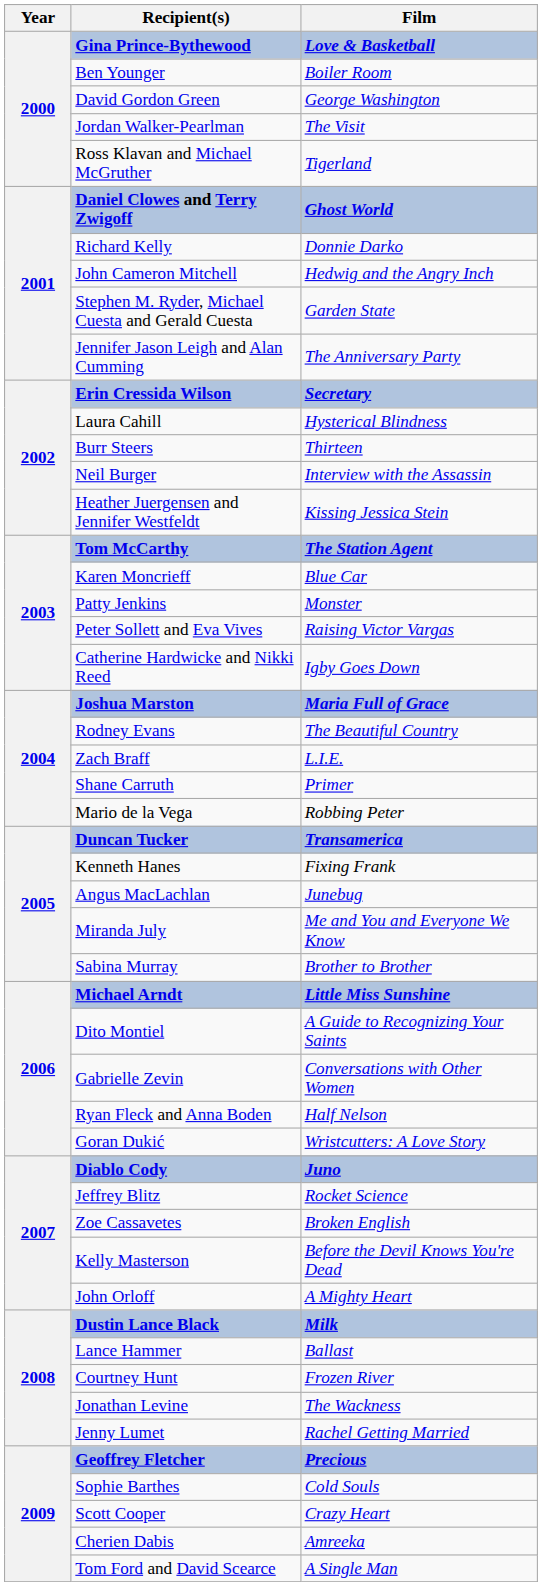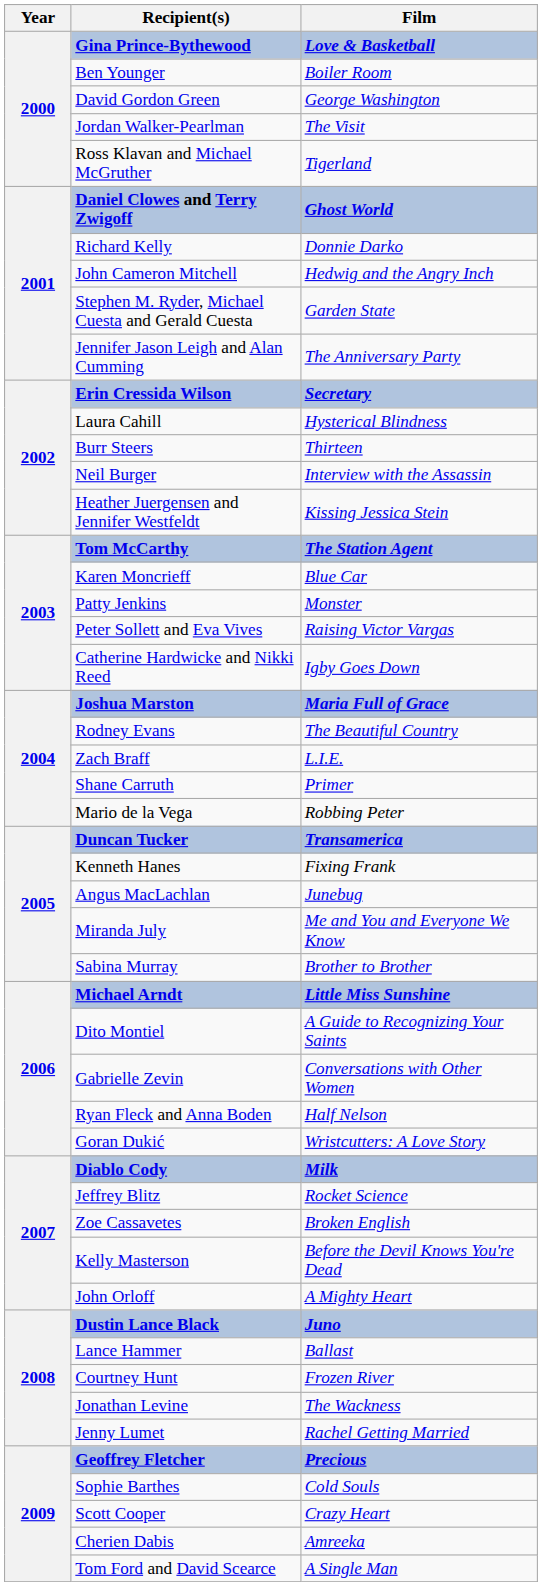(323, 1168) Juno -> (321, 1168) Milk
(321, 1323) Milk -> (323, 1323) Juno
